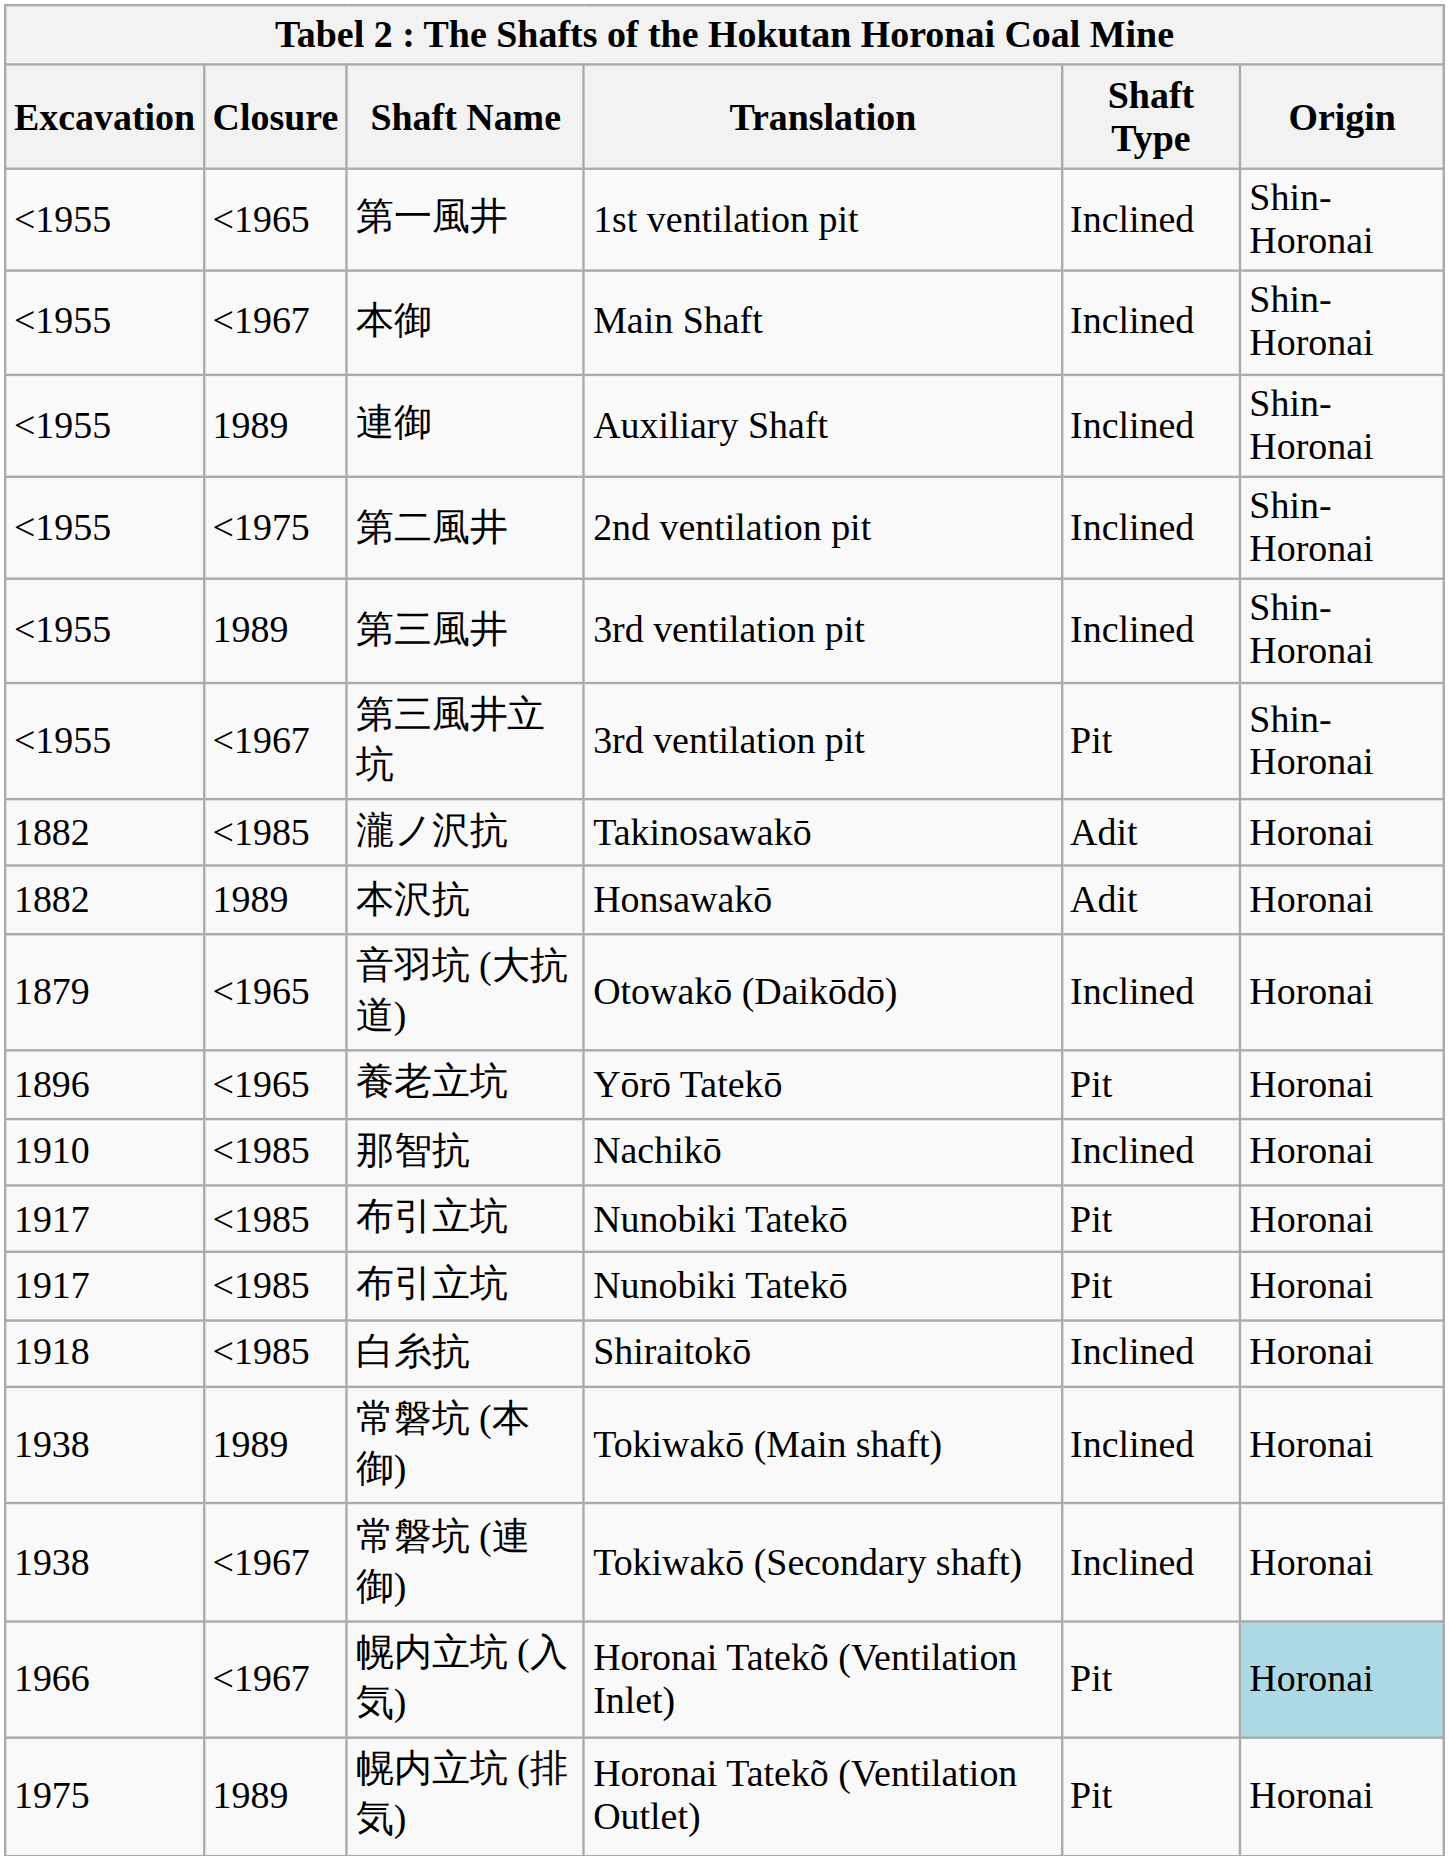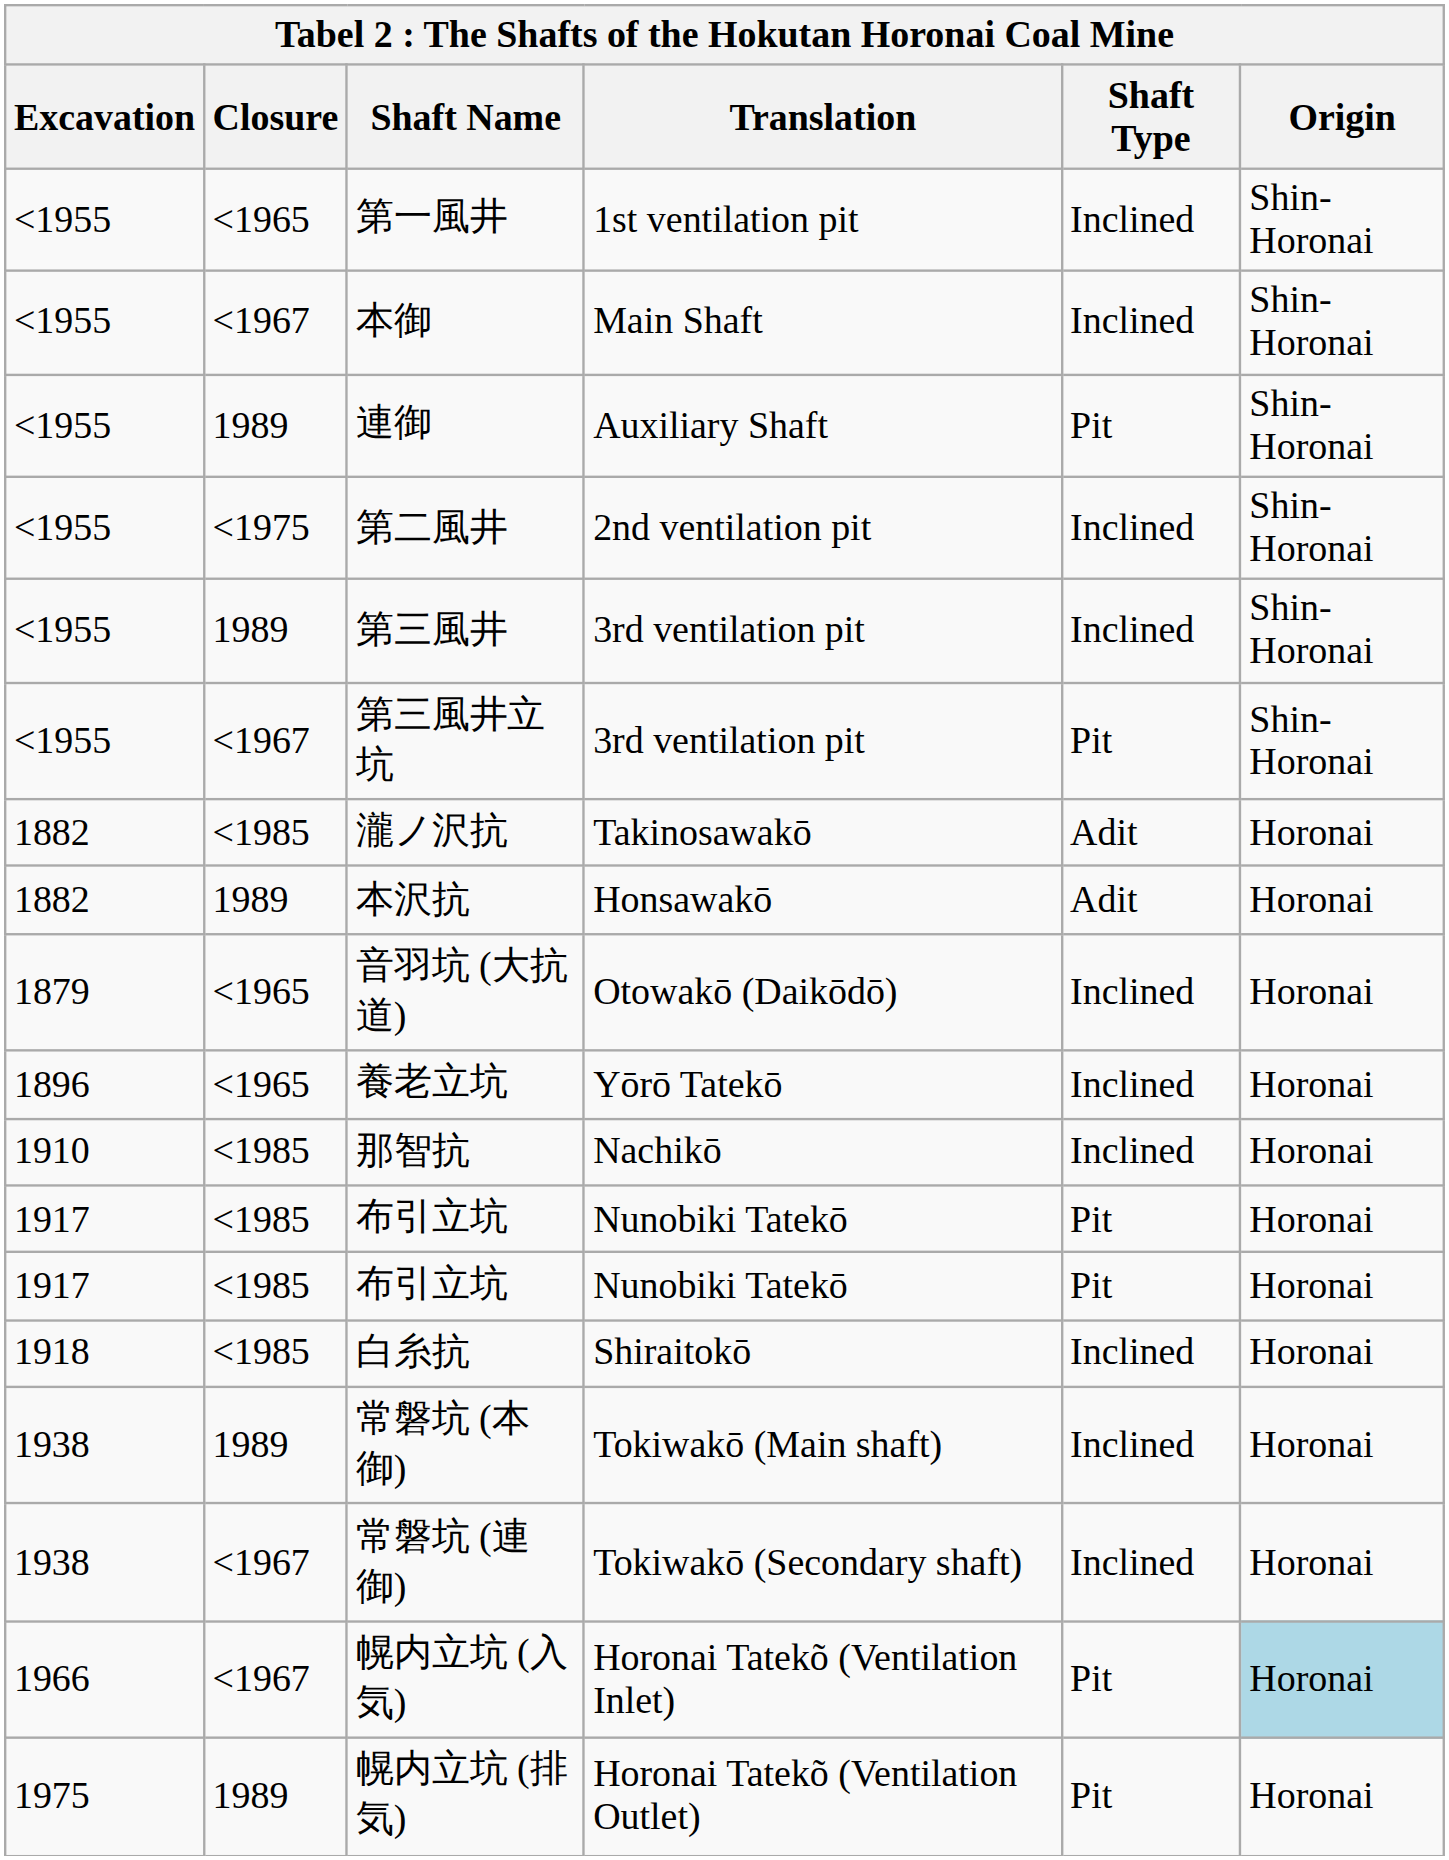(1132, 424) Inclined -> (1091, 424) Pit
(1091, 1083) Pit -> (1132, 1083) Inclined
